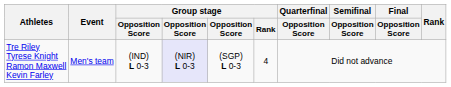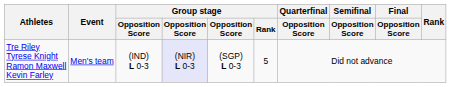(266, 61) 4 -> (266, 61) 5
